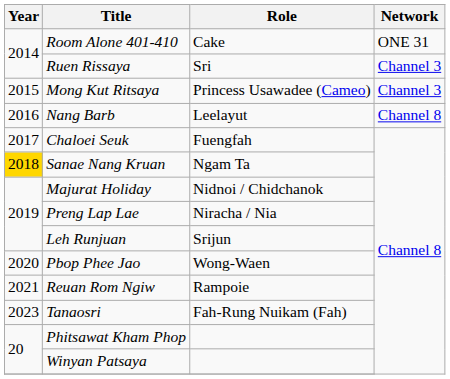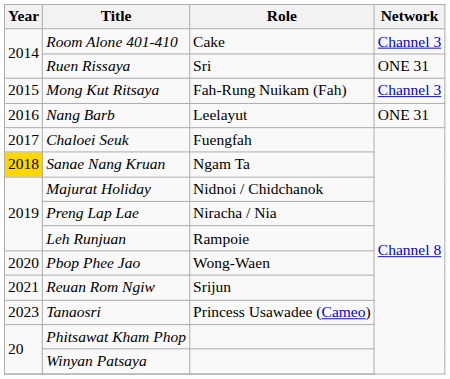(403, 41) ONE 31 -> (410, 41) Channel 3
(410, 66) Channel 3 -> (403, 66) ONE 31
(282, 90) Princess Usawadee (Cameo) -> (270, 90) Fah-Rung Nuikam (Fah)
(410, 115) Channel 8 -> (403, 115) ONE 31
(212, 238) Srijun -> (221, 238) Rampoie
(221, 287) Rampoie -> (212, 287) Srijun
(270, 312) Fah-Rung Nuikam (Fah) -> (282, 312) Princess Usawadee (Cameo)
